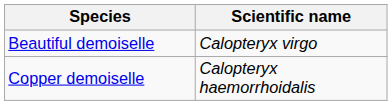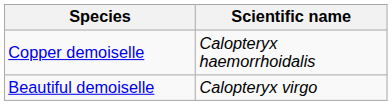rows swapped: (76, 78) <-> (81, 43)
